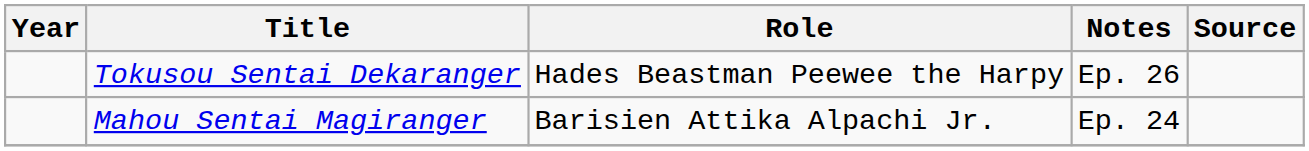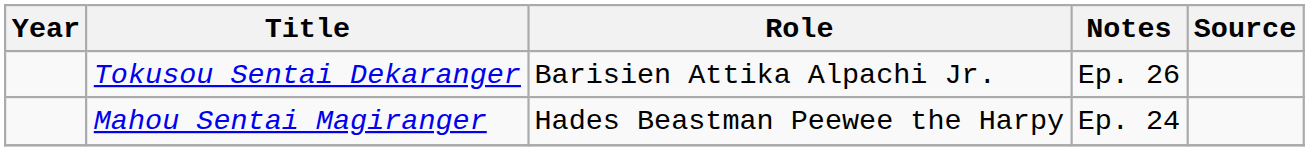(799, 75) Hades Beastman Peewee the Harpy -> (765, 75) Barisien Attika Alpachi Jr.
(765, 121) Barisien Attika Alpachi Jr. -> (799, 121) Hades Beastman Peewee the Harpy
